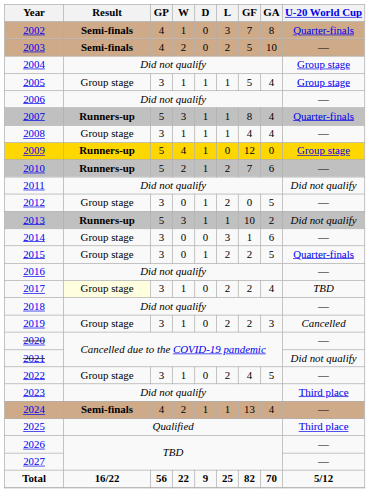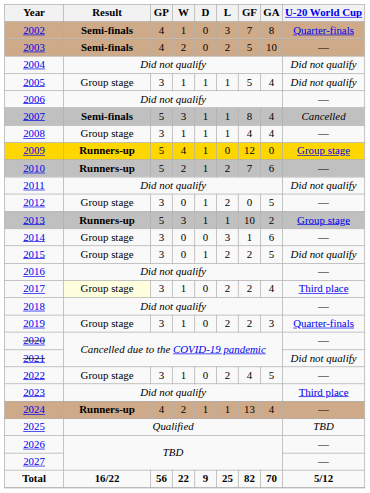(324, 64) Group stage -> (324, 64) Did not qualify
(324, 82) Group stage -> (324, 82) Did not qualify
(107, 116) Runners-up -> (107, 116) Semi-finals
(324, 116) Quarter-finals -> (324, 116) Cancelled
(324, 220) Did not qualify -> (324, 220) Group stage
(324, 254) Quarter-finals -> (324, 254) Did not qualify
(324, 289) TBD -> (324, 289) Third place
(324, 323) Cancelled -> (324, 323) Quarter-finals
(107, 409) Semi-finals -> (107, 409) Runners-up
(324, 427) Third place -> (324, 427) TBD
